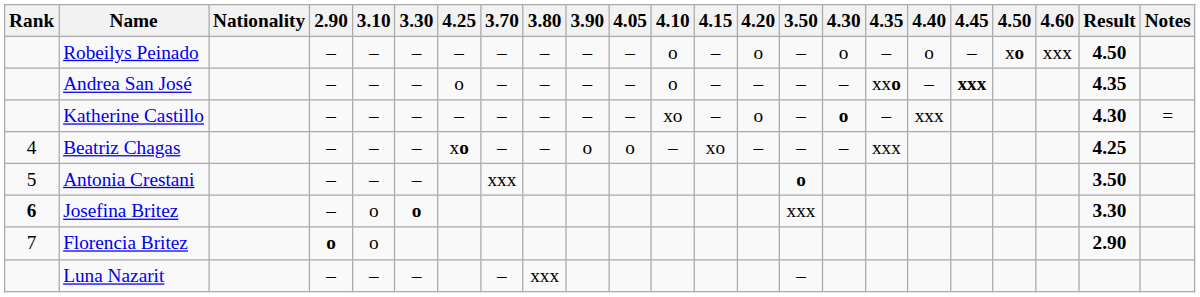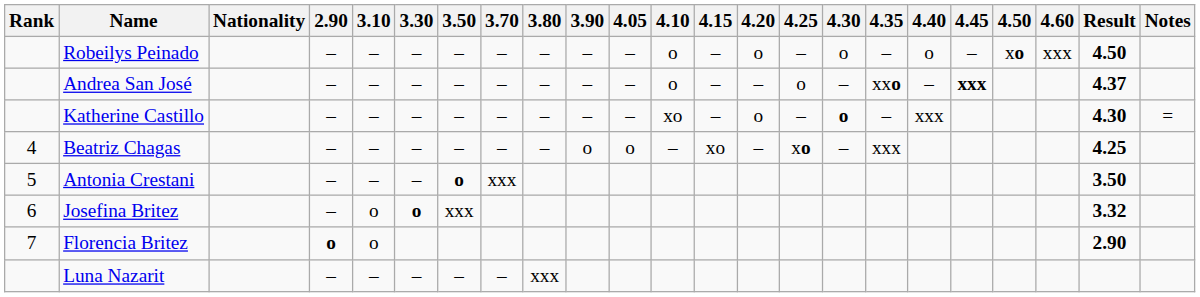columns swapped: (801, 20) <-> (459, 20)
(1109, 84) 4.35 -> (1109, 84) 4.37
(32, 211) bold -> (32, 211) normal
(1109, 211) 3.30 -> (1109, 211) 3.32
